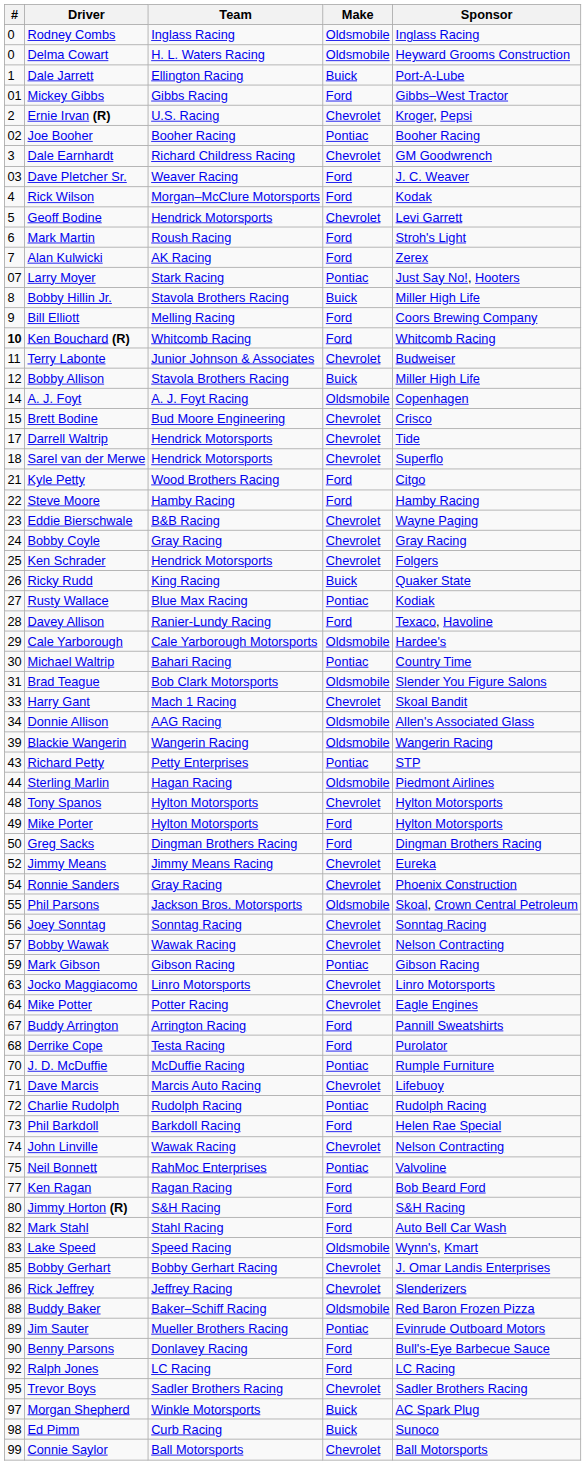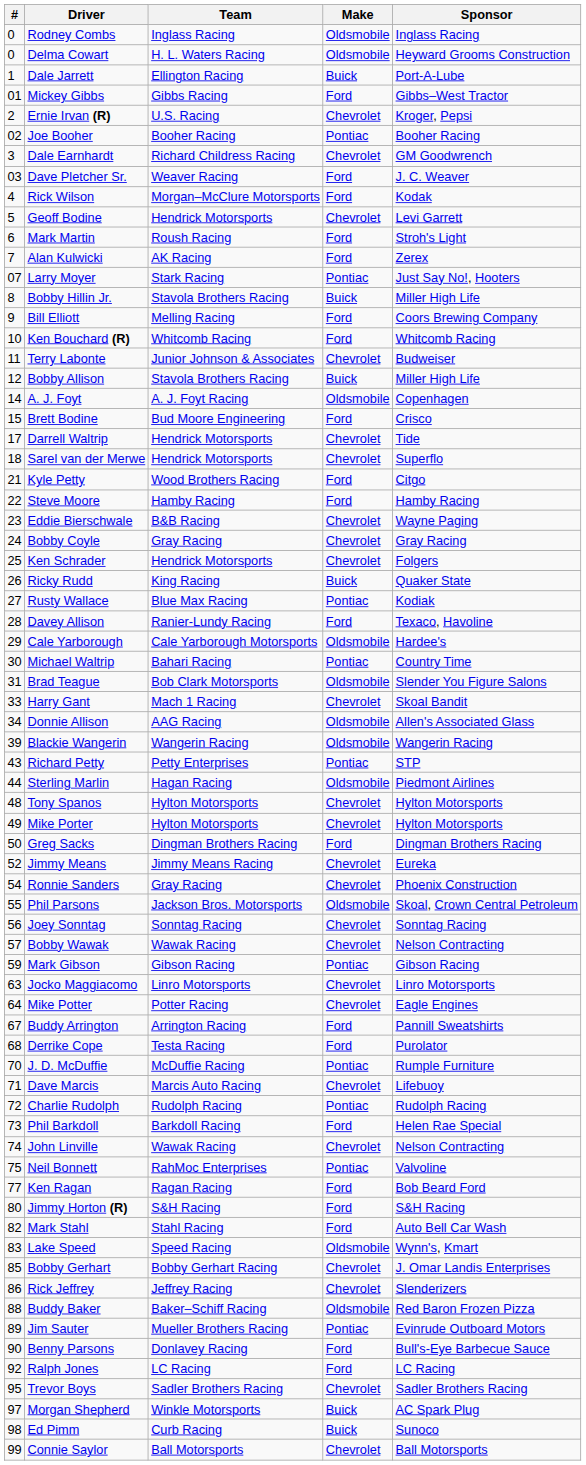(14, 338) bold -> (14, 338) normal
(353, 419) Chevrolet -> (339, 419) Ford
(339, 823) Ford -> (353, 823) Chevrolet
